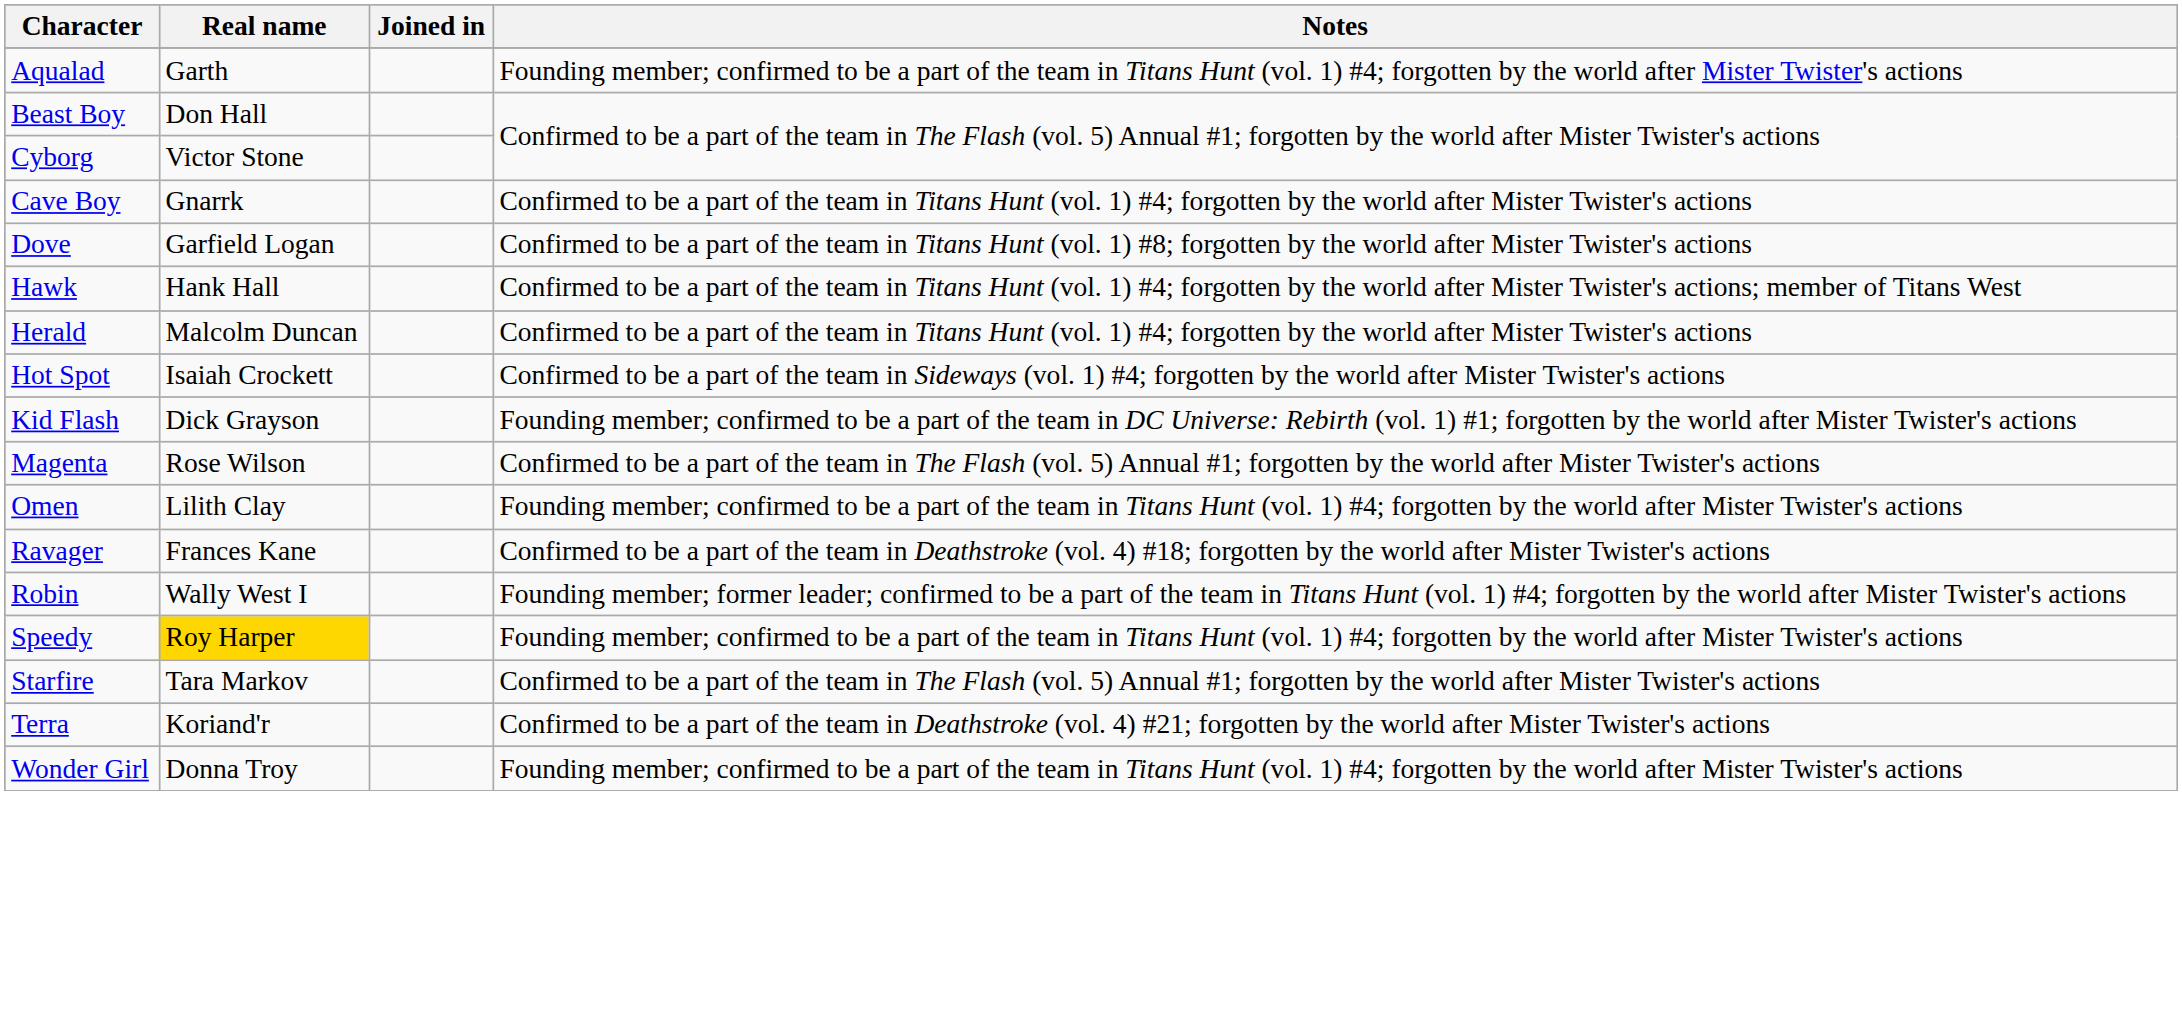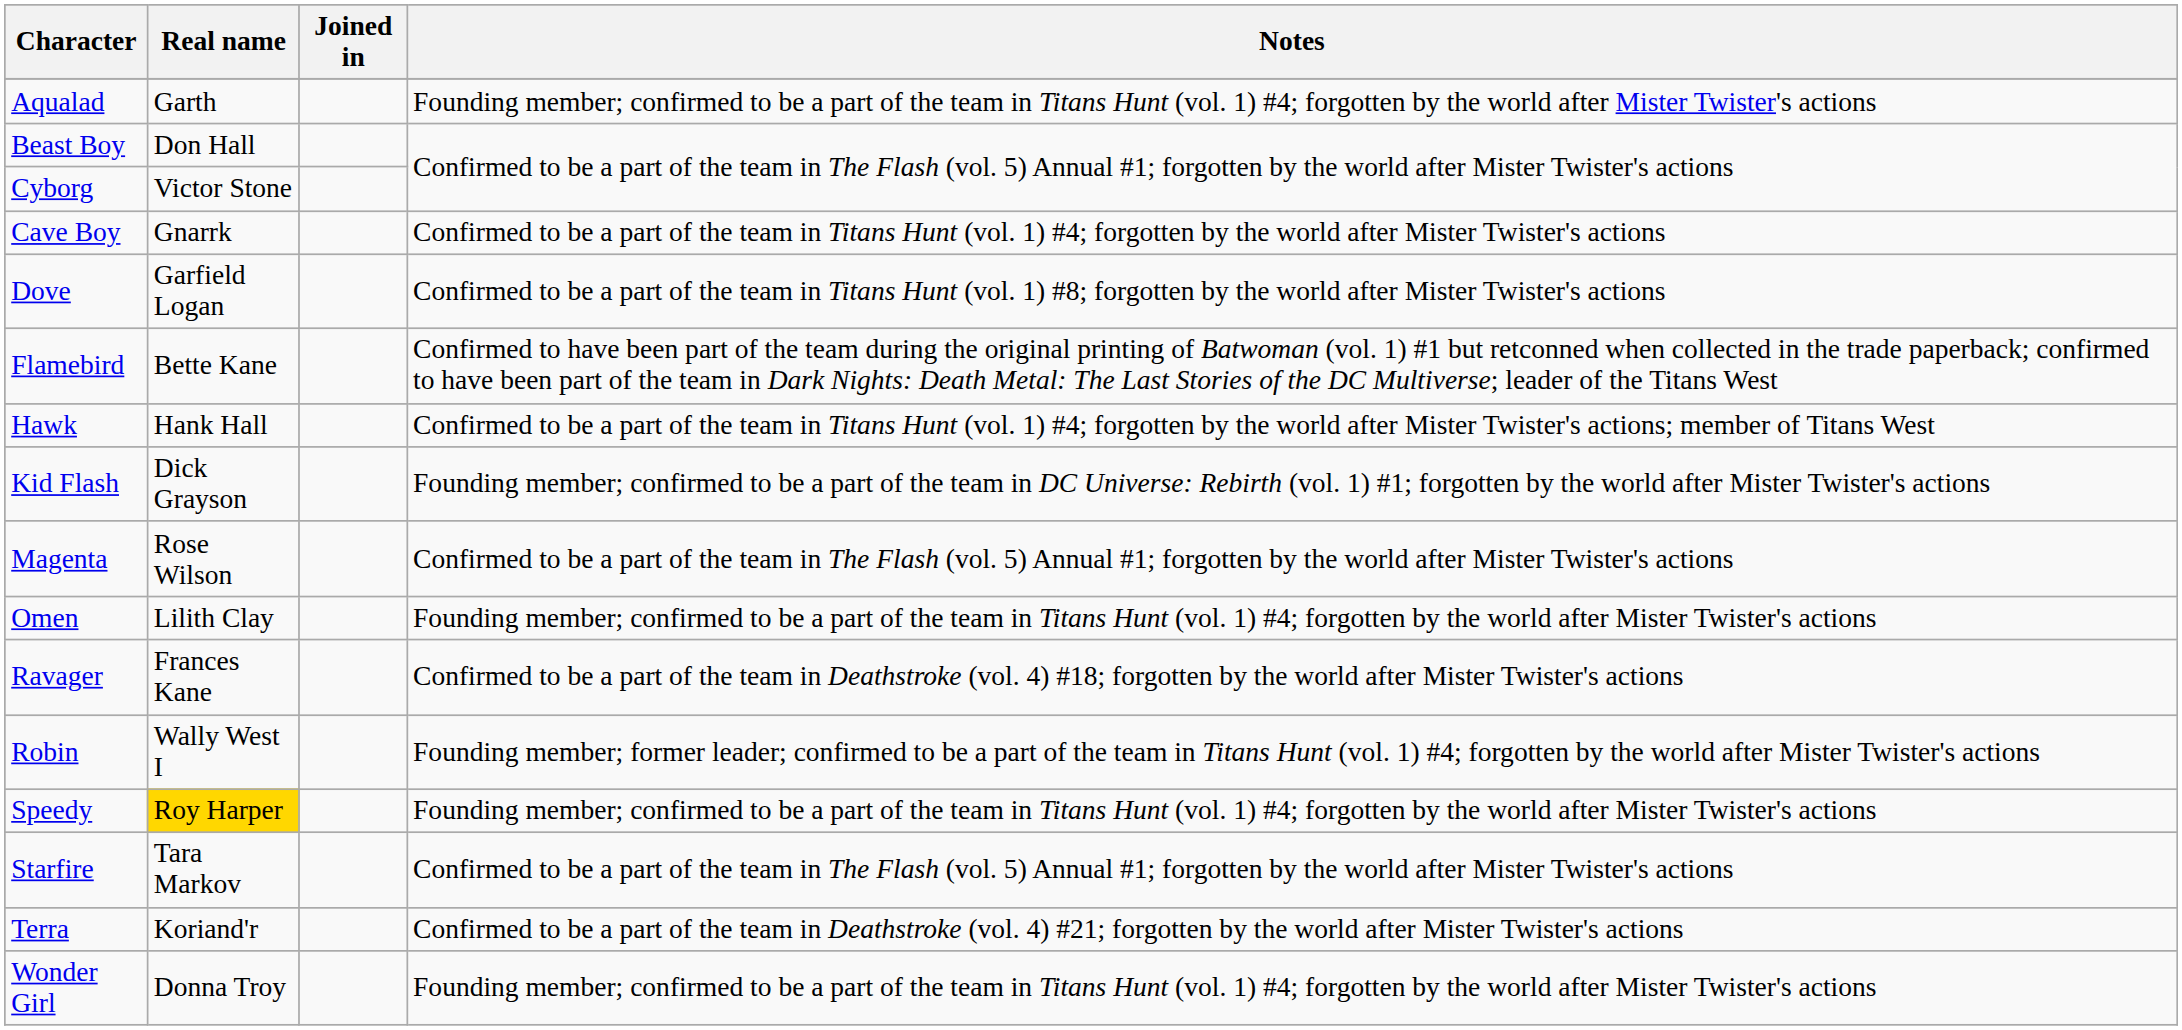+ row: (68, 365)
- row: (49, 331)
- row: (61, 375)
